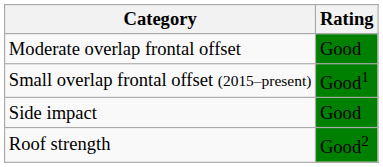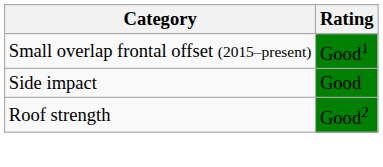- row: (125, 48)
